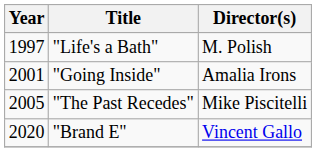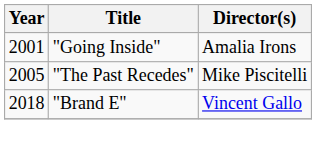- row: (106, 47)
(27, 132) 2020 -> (27, 103) 2018
